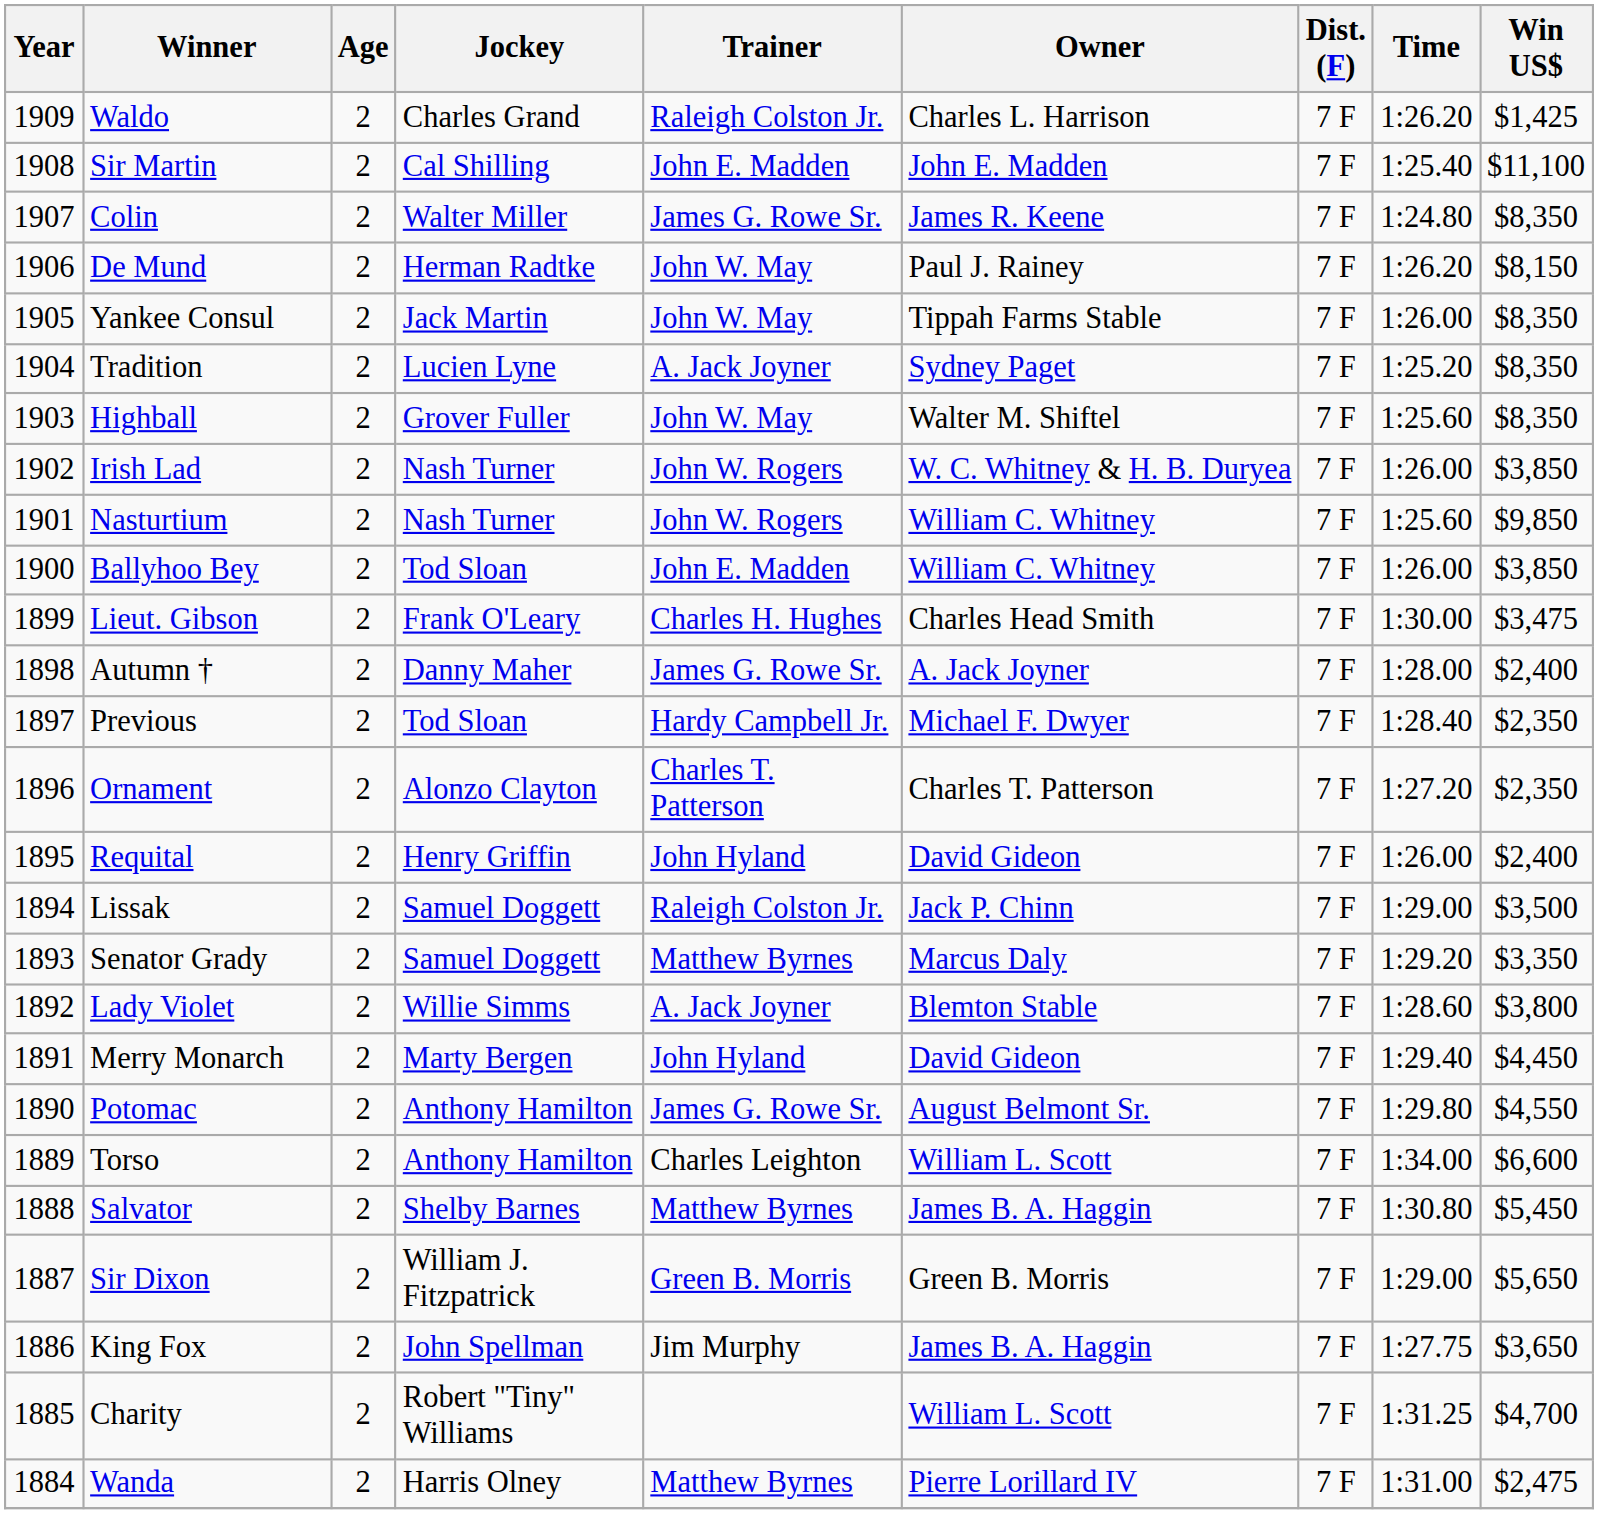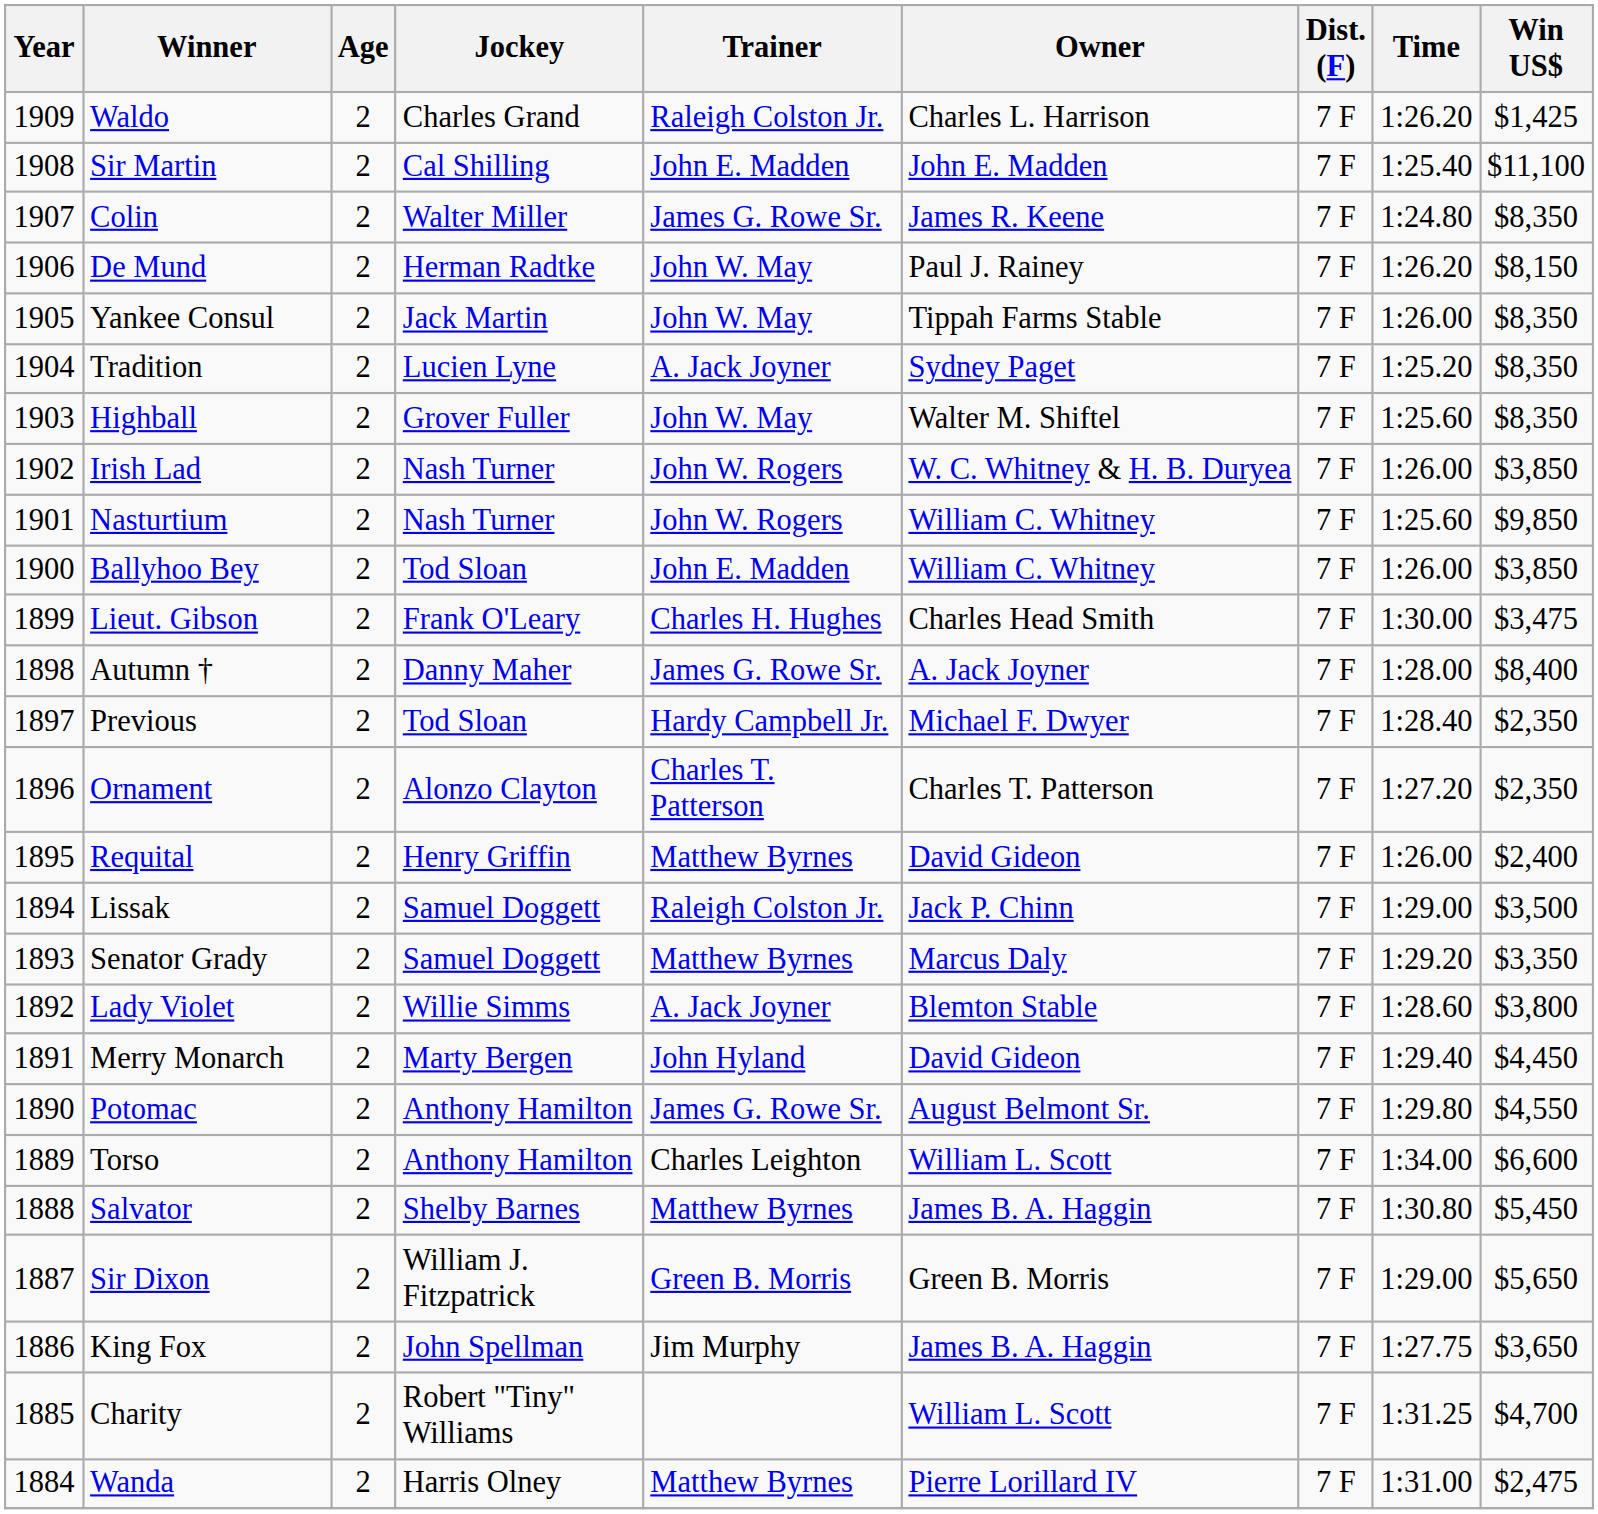(1536, 670) $2,400 -> (1536, 670) $8,400
(728, 857) John Hyland -> (752, 857) Matthew Byrnes
